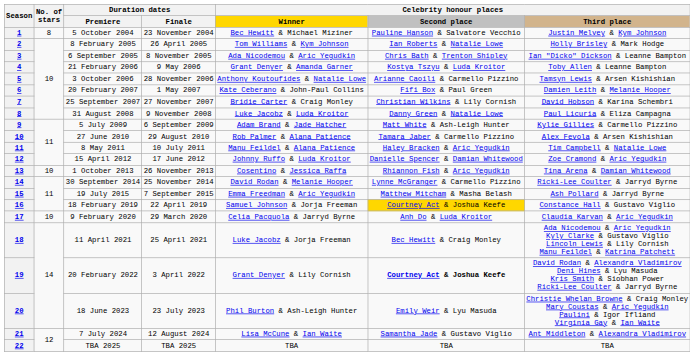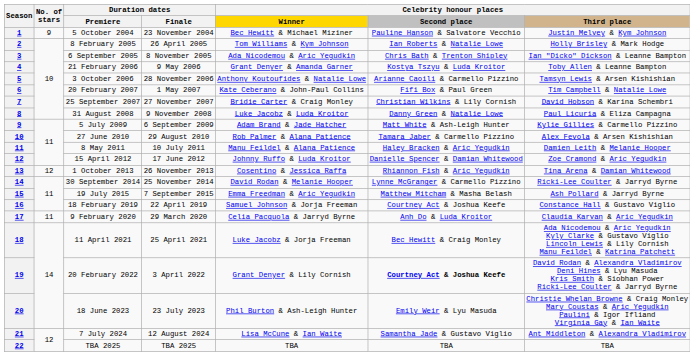(49, 33) 8 -> (49, 33) 9
(607, 91) Damien Leith & Melanie Hooper -> (607, 91) Tim Campbell & Natalie Lowe
(607, 148) Tim Campbell & Natalie Lowe -> (607, 148) Damien Leith & Melanie Hooper
(49, 171) 10 -> (49, 171) 12
(446, 205) gold background -> (446, 205) no background
(49, 217) 10 -> (49, 217) 11
